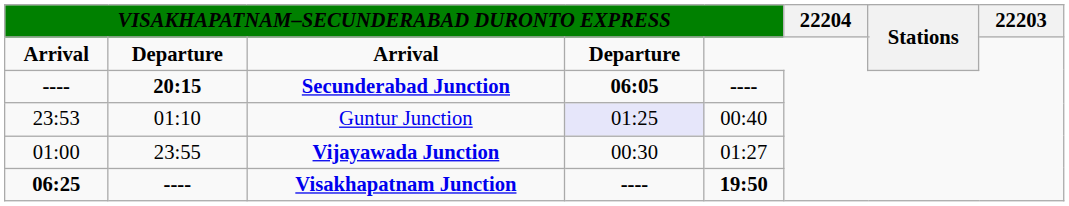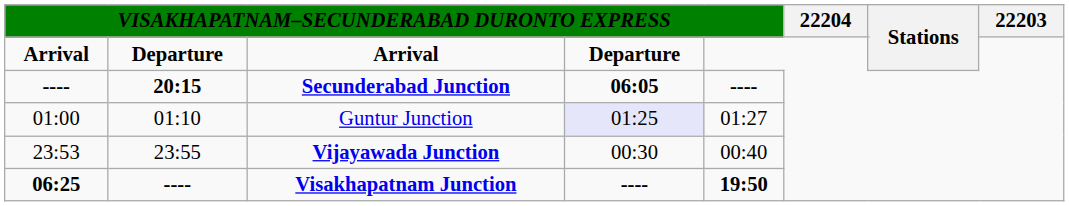(56, 119) 23:53 -> (56, 119) 01:00
(744, 119) 00:40 -> (744, 119) 01:27
(56, 151) 01:00 -> (56, 151) 23:53
(744, 151) 01:27 -> (744, 151) 00:40
